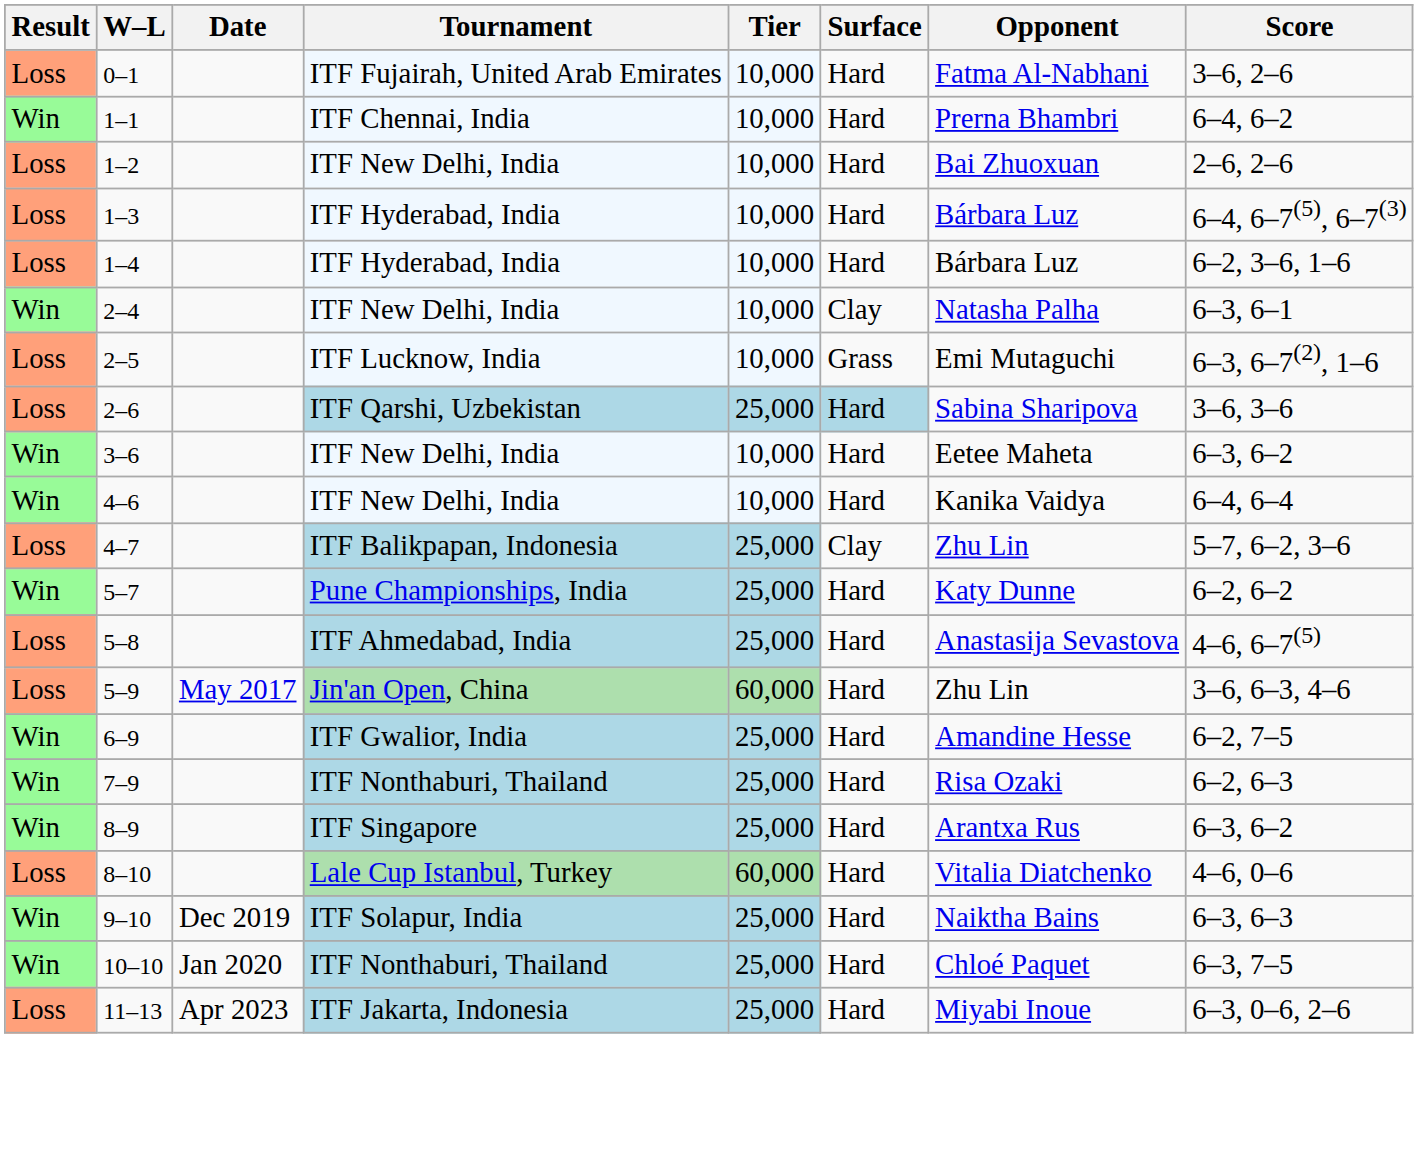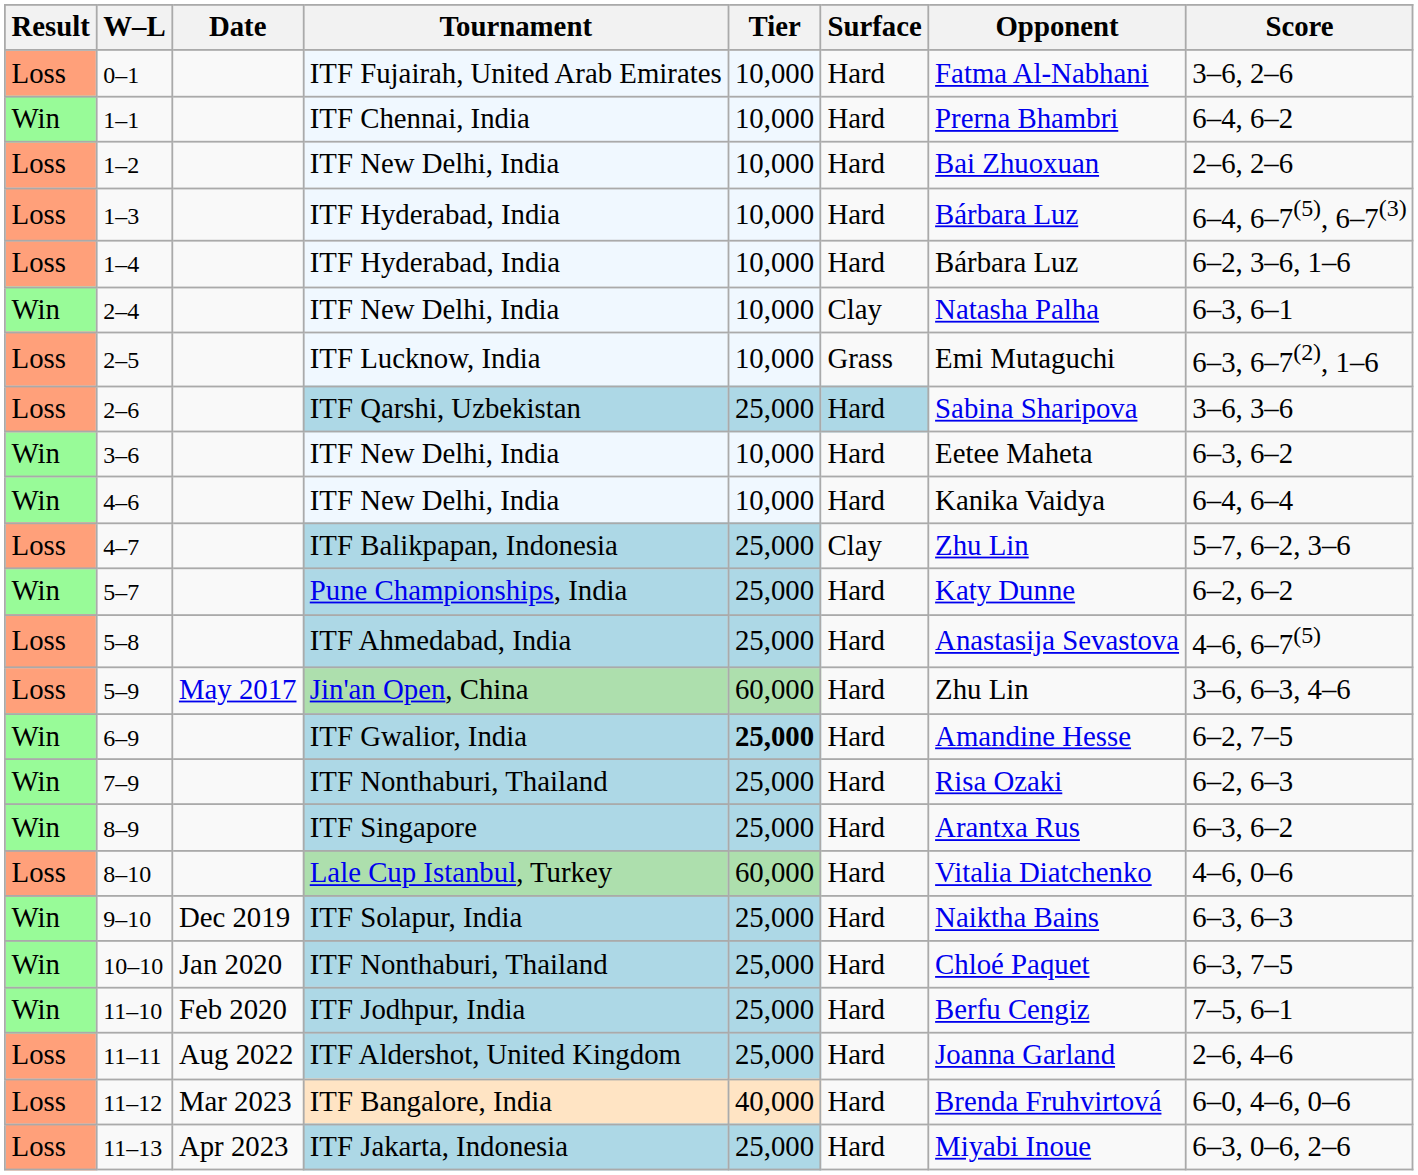(775, 735) normal -> (775, 735) bold
+ row: (133, 1011)
+ row: (132, 1057)
+ row: (133, 1103)
